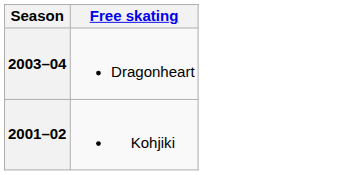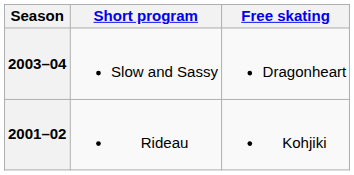+ column: (146, 16)
